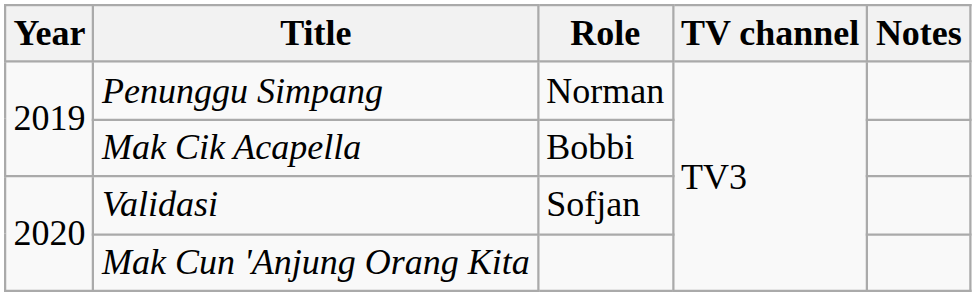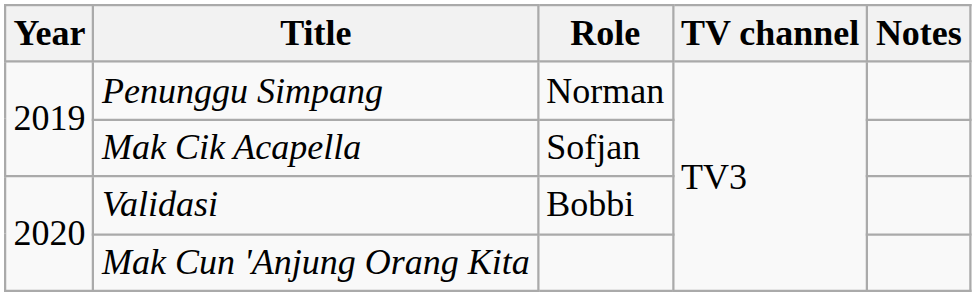(590, 147) Bobbi -> (593, 147) Sofjan
(593, 204) Sofjan -> (590, 204) Bobbi
